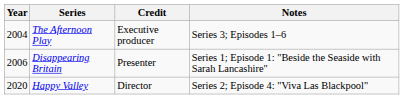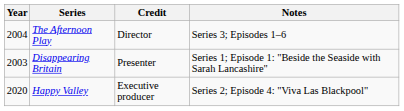(138, 35) Executive producer -> (134, 35) Director
(17, 63) 2006 -> (17, 63) 2003
(134, 85) Director -> (138, 91) Executive producer
